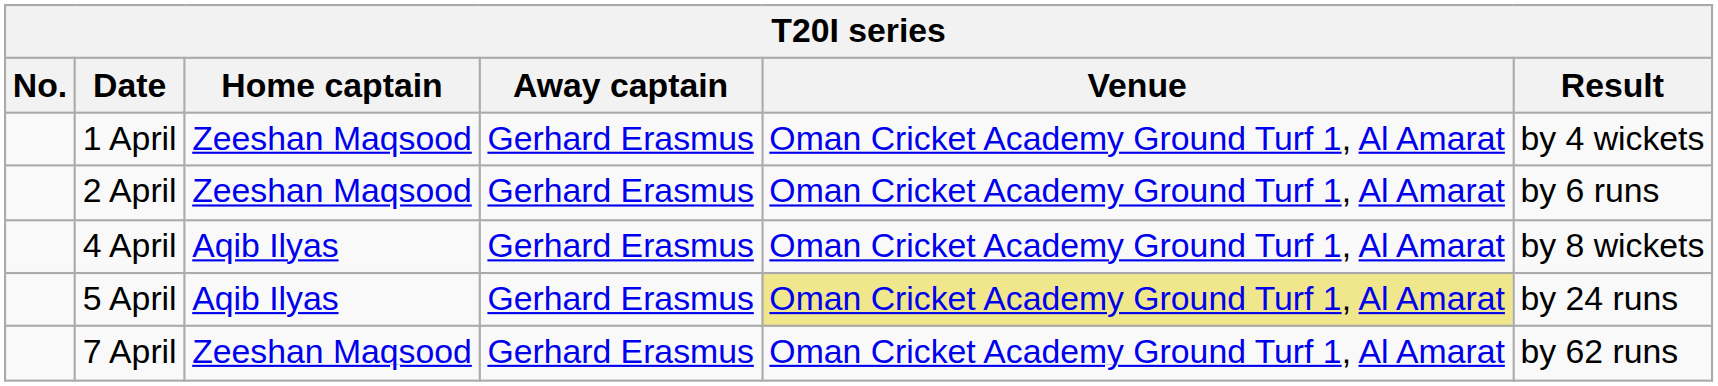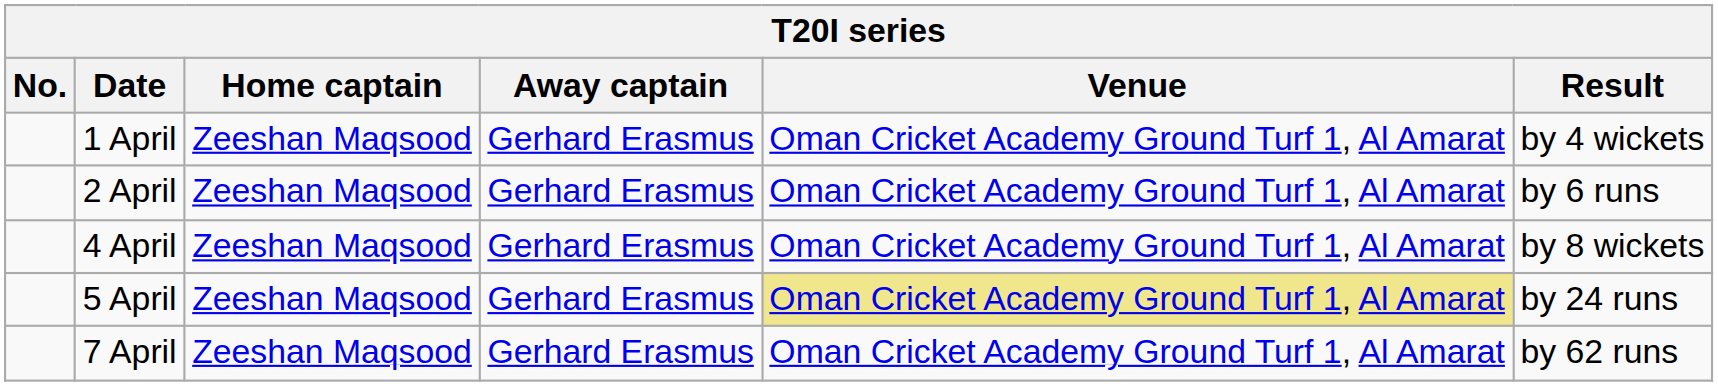(265, 245) Aqib Ilyas -> (332, 245) Zeeshan Maqsood
(265, 298) Aqib Ilyas -> (332, 298) Zeeshan Maqsood
